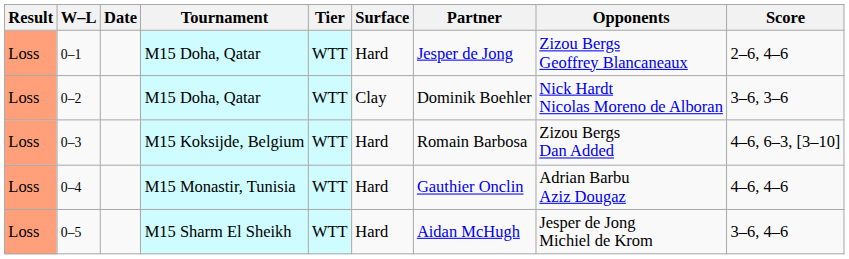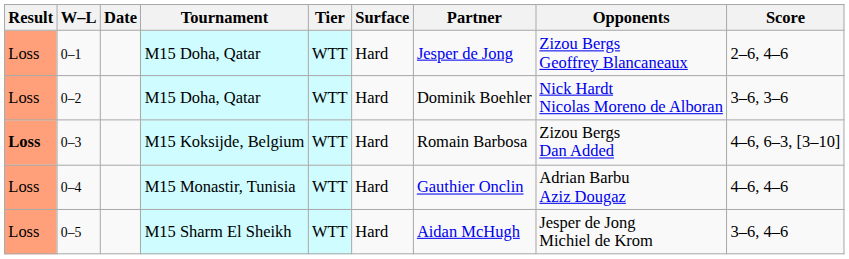(371, 97) Clay -> (372, 97) Hard
(24, 142) normal -> (24, 142) bold
